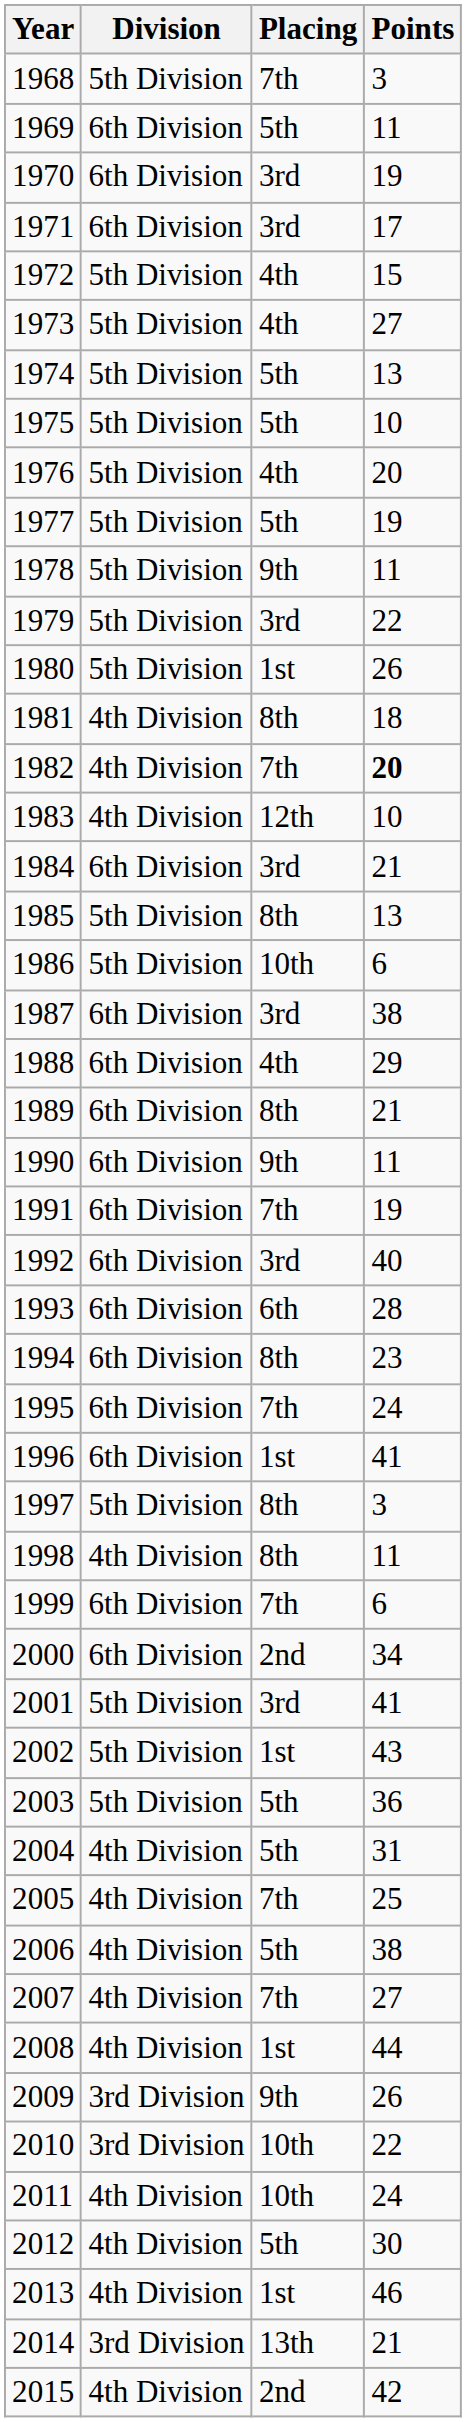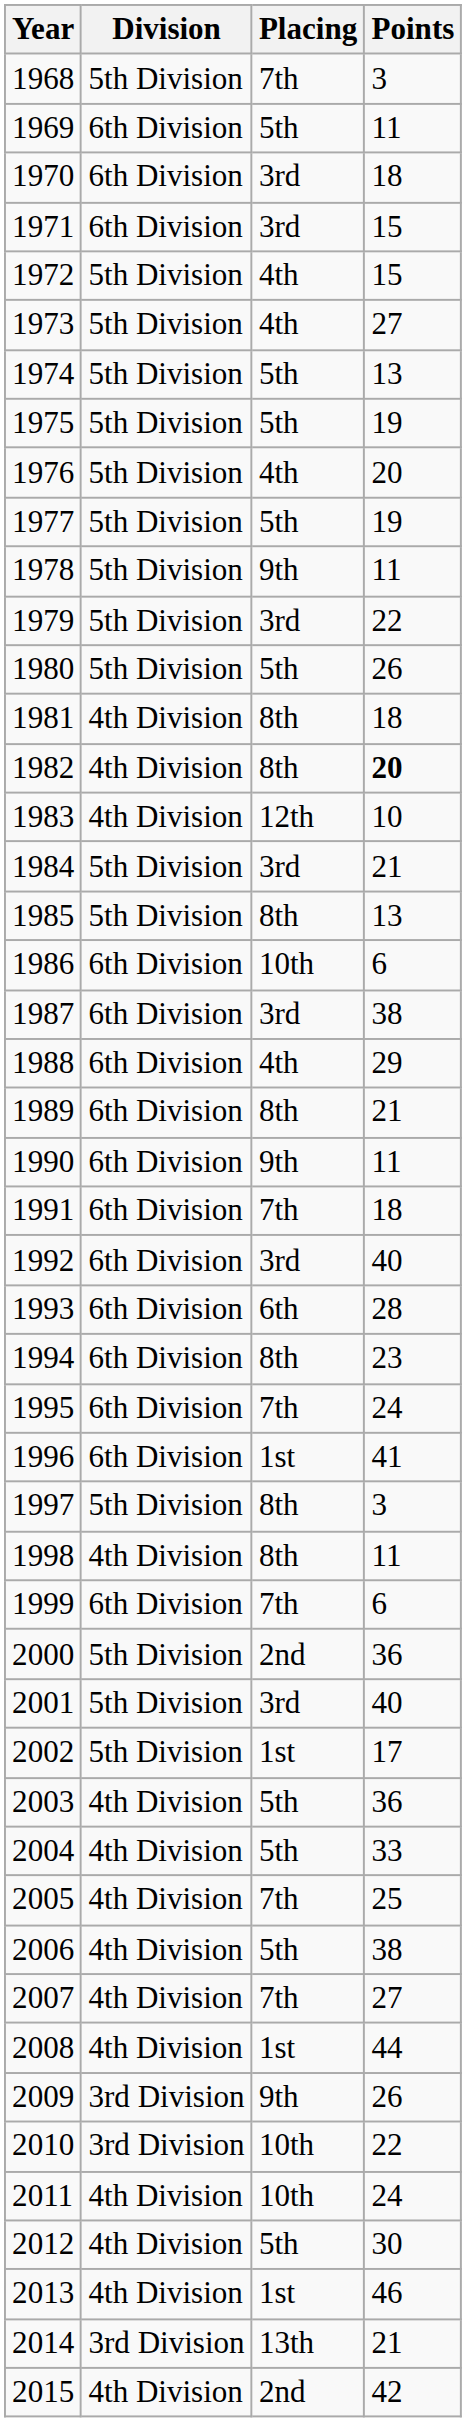(387, 176) 19 -> (387, 176) 18
(387, 226) 17 -> (387, 226) 15
(387, 422) 10 -> (387, 422) 19
(277, 669) 1st -> (279, 669) 5th
(279, 767) 7th -> (279, 767) 8th
(166, 865) 6th Division -> (166, 865) 5th Division
(166, 964) 5th Division -> (166, 964) 6th Division
(387, 1210) 19 -> (387, 1210) 18
(166, 1653) 6th Division -> (166, 1653) 5th Division
(387, 1653) 34 -> (387, 1653) 36
(387, 1702) 41 -> (387, 1702) 40
(387, 1752) 43 -> (387, 1752) 17
(166, 1801) 5th Division -> (166, 1801) 4th Division
(387, 1850) 31 -> (387, 1850) 33
